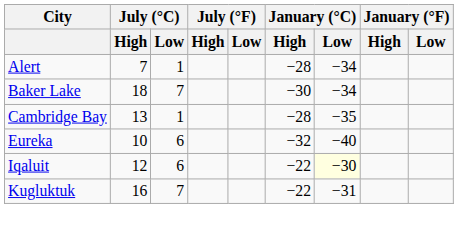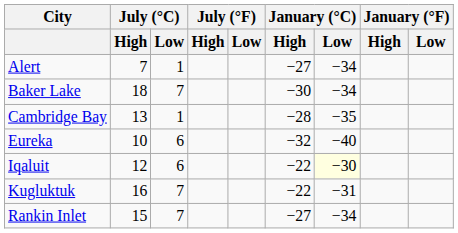(299, 66) −28 -> (299, 66) −27
+ row: (47, 215)
